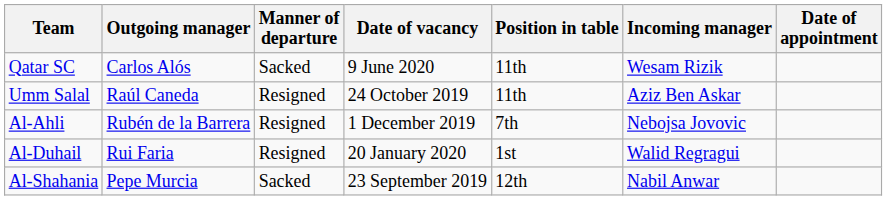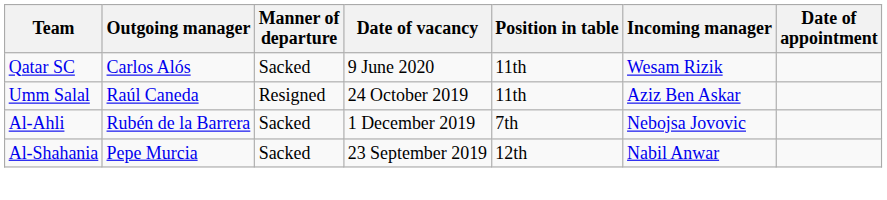(292, 124) Resigned -> (285, 124) Sacked
- row: (45, 152)
